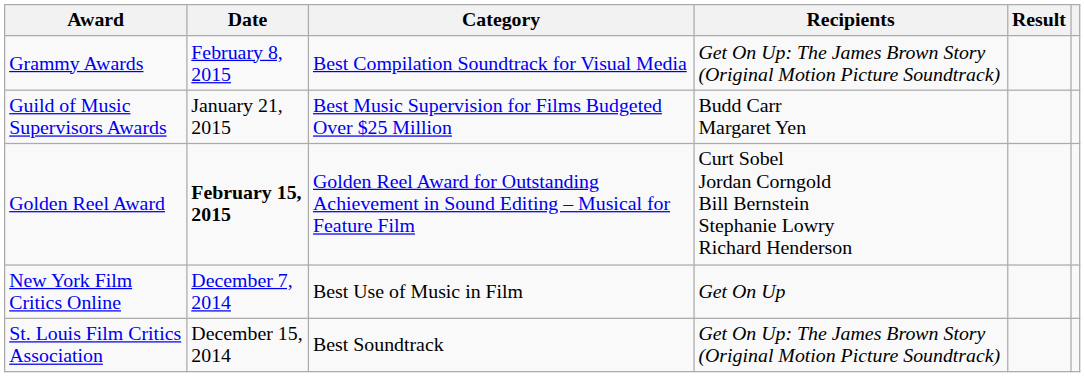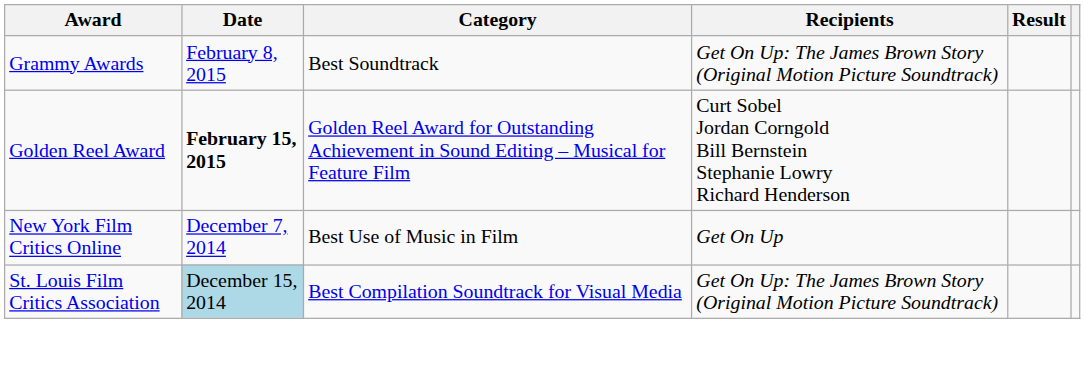(500, 62) Best Compilation Soundtrack for Visual Media -> (373, 62) Best Soundtrack
- row: (88, 116)
(247, 344) no background -> (242, 291) lightblue background
(378, 344) Best Soundtrack -> (495, 291) Best Compilation Soundtrack for Visual Media
